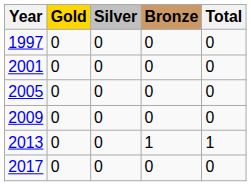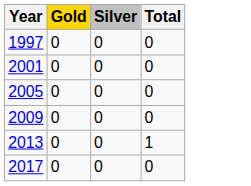- column: (171, 17)
